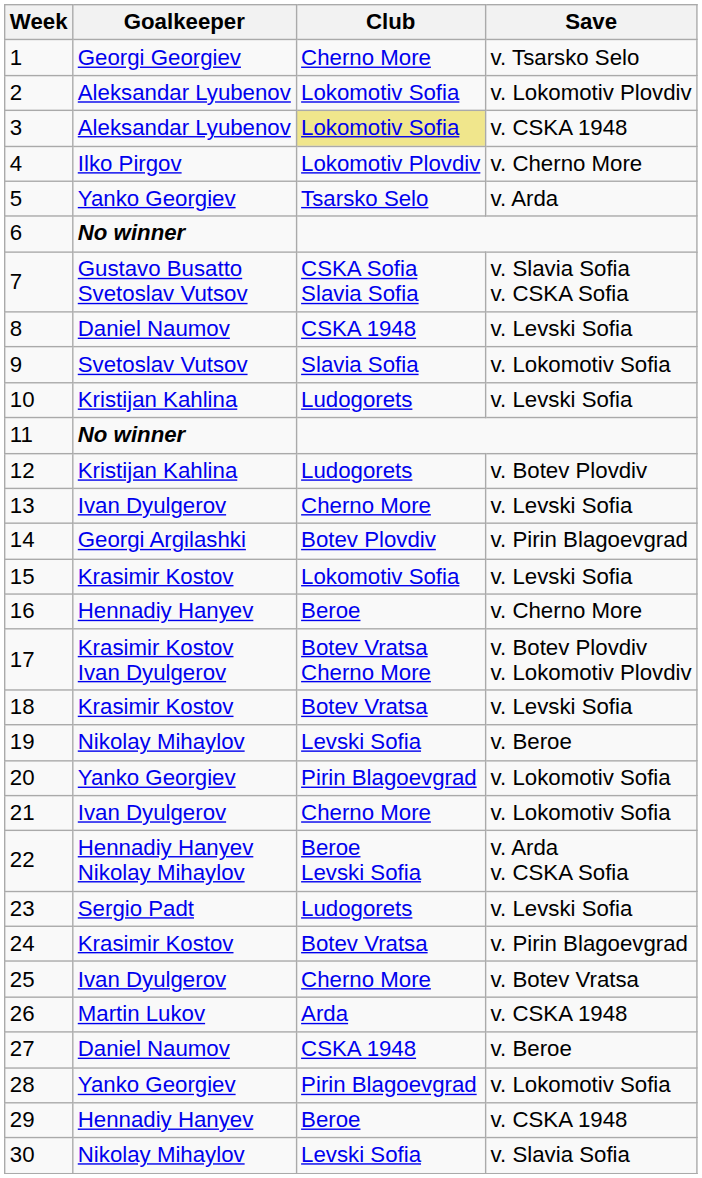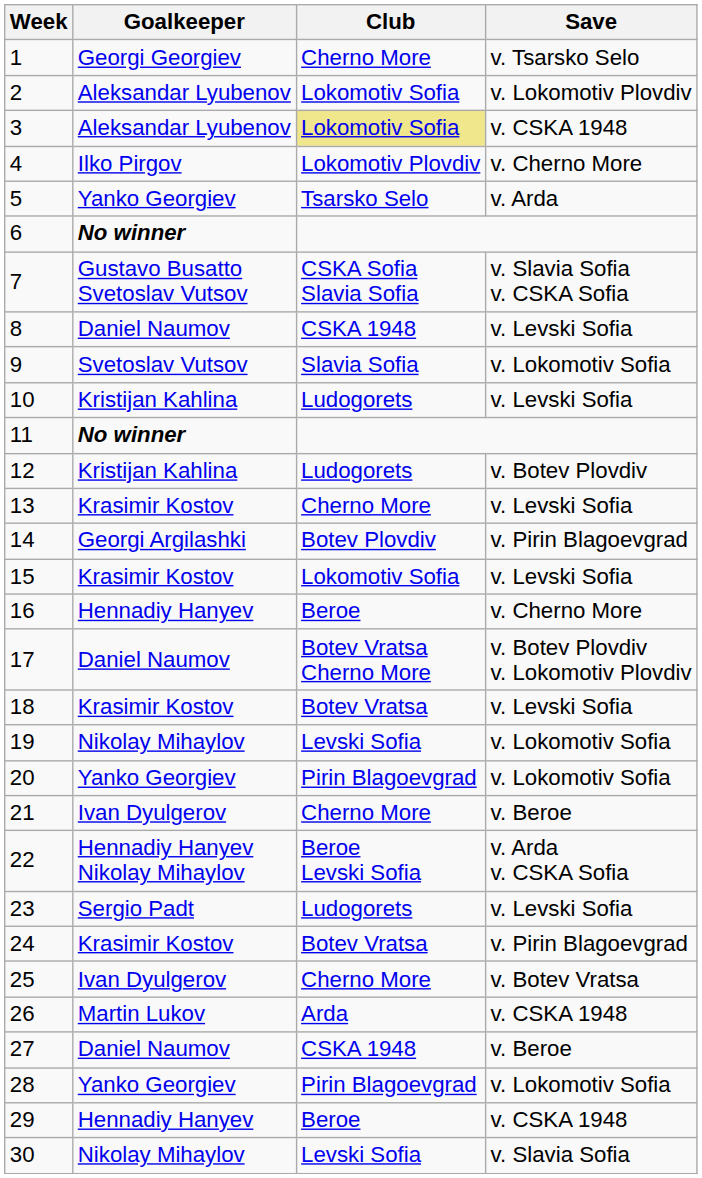(152, 505) Ivan Dyulgerov -> (156, 505) Krasimir Kostov
(156, 659) Krasimir Kostov Ivan Dyulgerov -> (154, 659) Daniel Naumov
(531, 742) v. Beroe -> (581, 742) v. Lokomotiv Sofia
(581, 812) v. Lokomotiv Sofia -> (531, 812) v. Beroe
